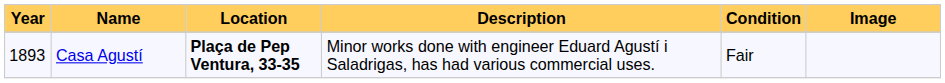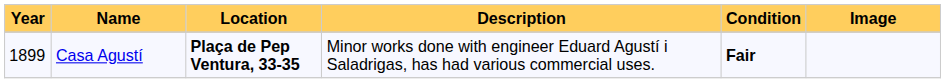(27, 55) 1893 -> (27, 55) 1899
(740, 55) normal -> (741, 55) bold
